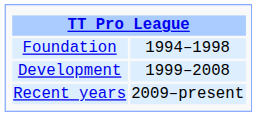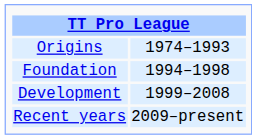+ row: (70, 49)
